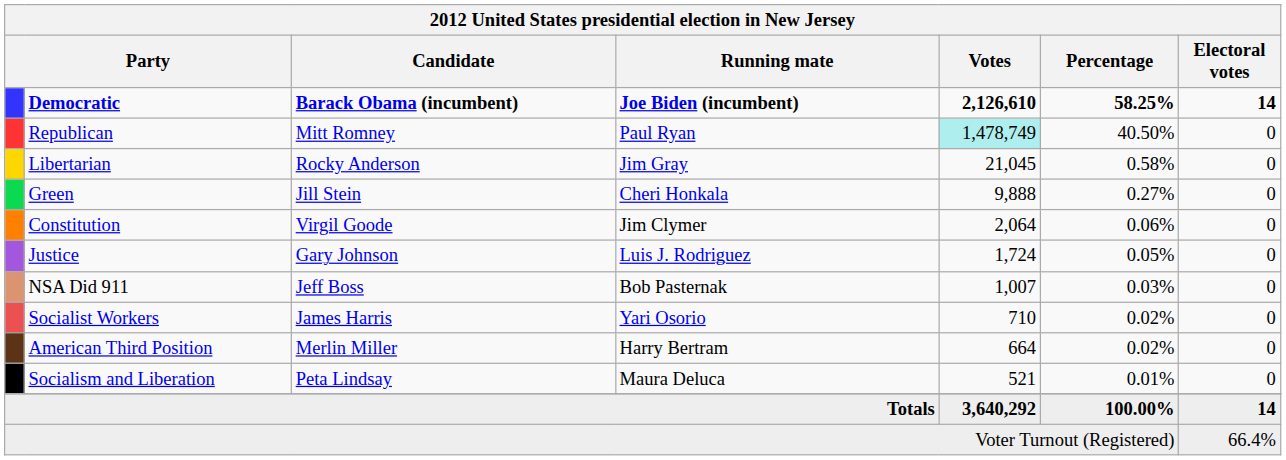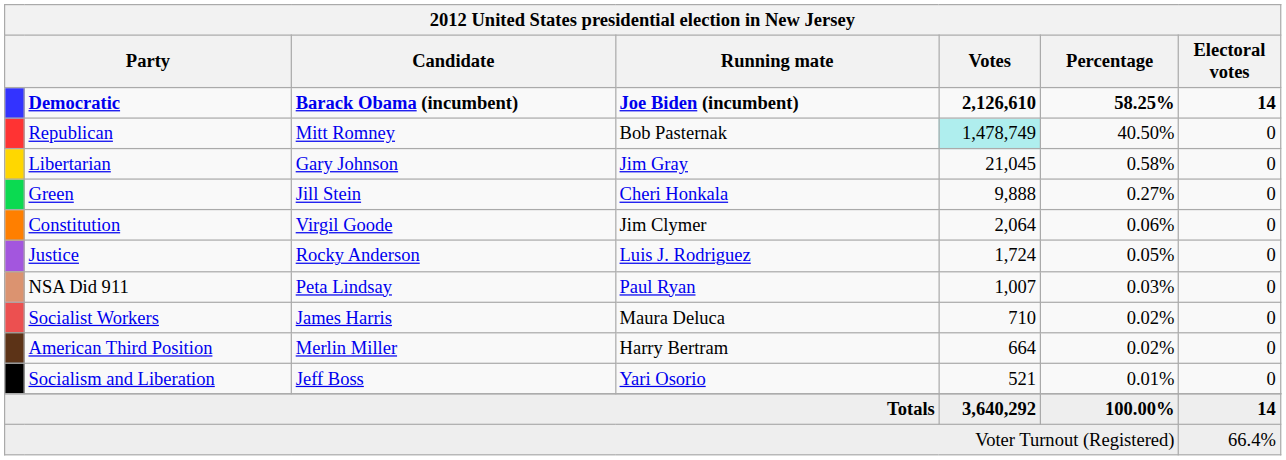(658, 133) Paul Ryan -> (673, 133) Bob Pasternak
(358, 164) Rocky Anderson -> (347, 164) Gary Johnson
(347, 255) Gary Johnson -> (358, 255) Rocky Anderson
(330, 286) Jeff Boss -> (344, 286) Peta Lindsay
(673, 286) Bob Pasternak -> (658, 286) Paul Ryan
(663, 317) Yari Osorio -> (672, 317) Maura Deluca
(344, 378) Peta Lindsay -> (330, 378) Jeff Boss
(672, 378) Maura Deluca -> (663, 378) Yari Osorio
